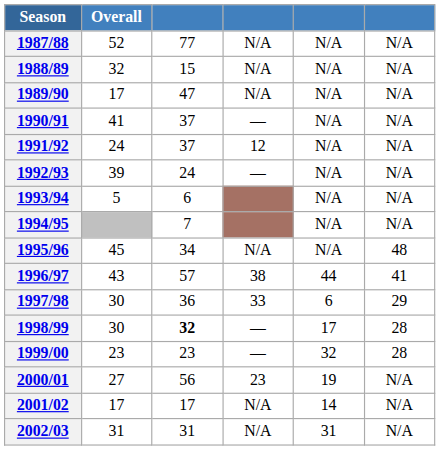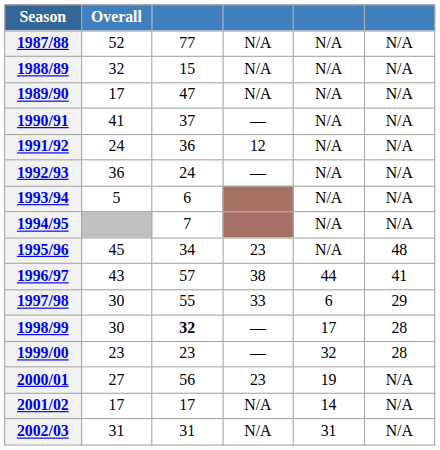(187, 146) 37 -> (187, 146) 36
(116, 172) 39 -> (116, 172) 36
(258, 250) N/A -> (258, 250) 23
(187, 301) 36 -> (187, 301) 55
